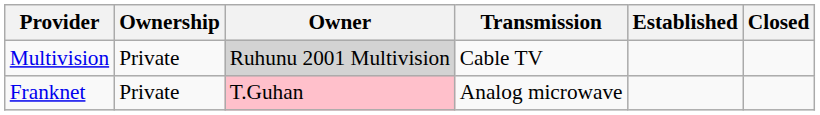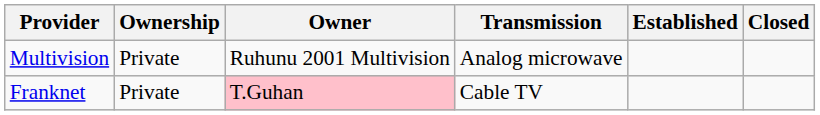(340, 57) lightgrey background -> (340, 57) no background
(501, 57) Cable TV -> (541, 57) Analog microwave
(541, 92) Analog microwave -> (501, 92) Cable TV
